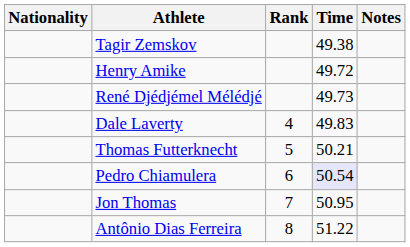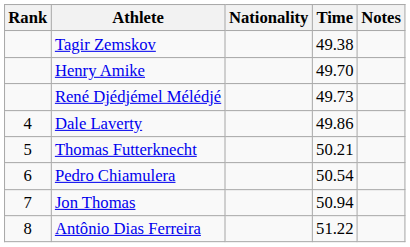columns swapped: (289, 17) <-> (48, 17)
(335, 70) 49.72 -> (335, 70) 49.70
(335, 123) 49.83 -> (335, 123) 49.86
(335, 176) lavender background -> (335, 176) no background
(335, 202) 50.95 -> (335, 202) 50.94
